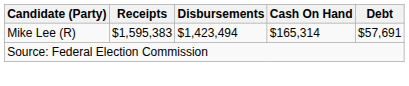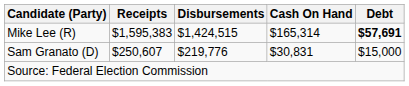(208, 33) $1,423,494 -> (208, 33) $1,424,515
(380, 33) normal -> (380, 33) bold
+ row: (53, 52)
